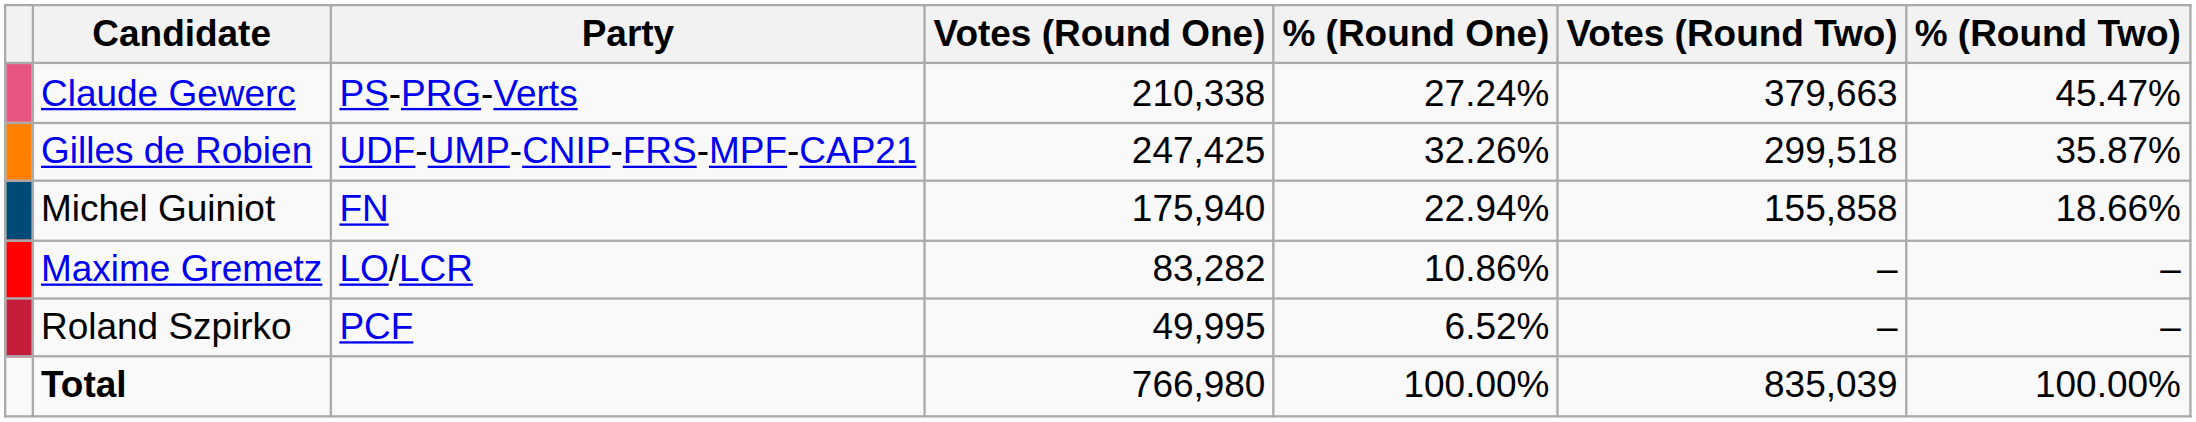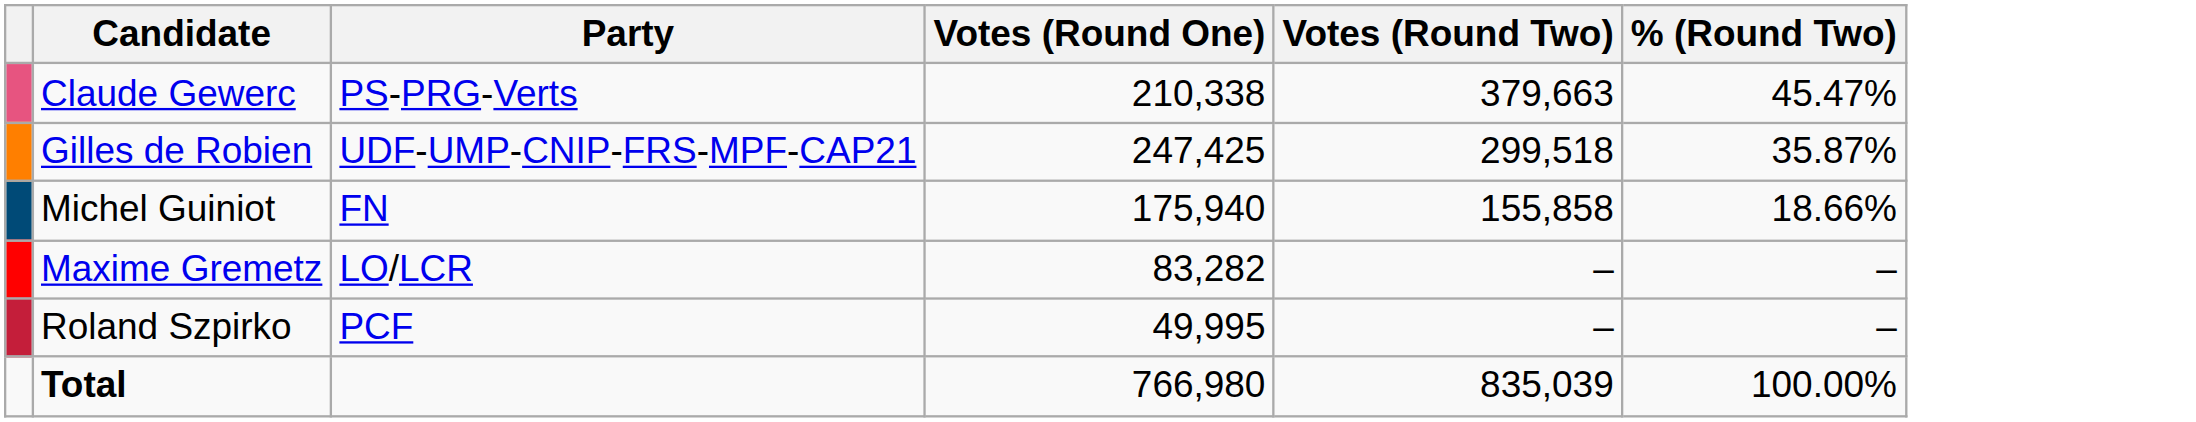- column: (1416, 33)
